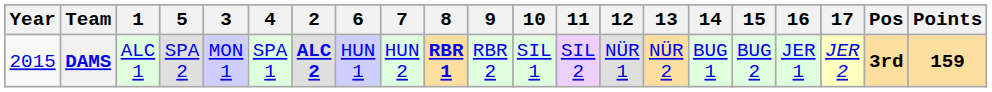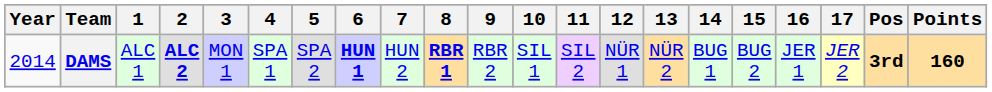columns swapped: (314, 20) <-> (182, 20)
(33, 61) 2015 -> (33, 61) 2014
(358, 61) normal -> (358, 61) bold
(948, 61) 159 -> (948, 61) 160
